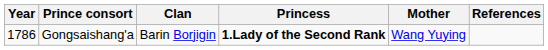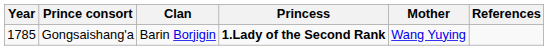(22, 34) 1786 -> (22, 34) 1785
